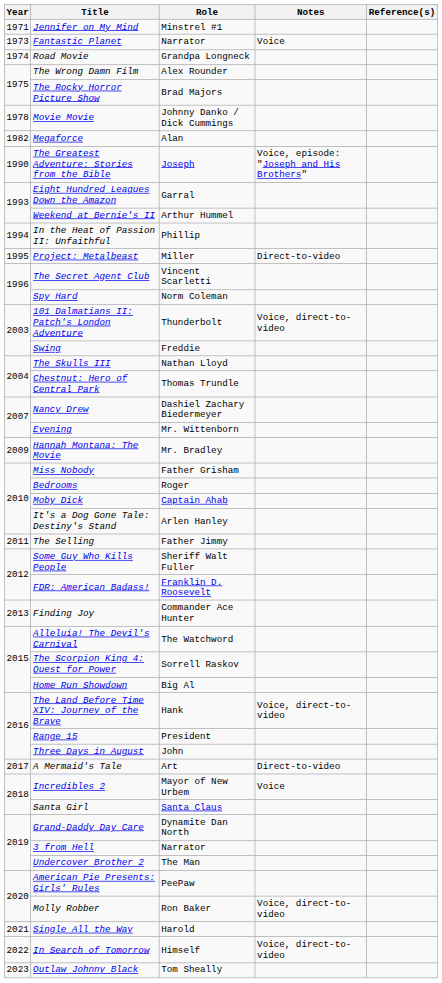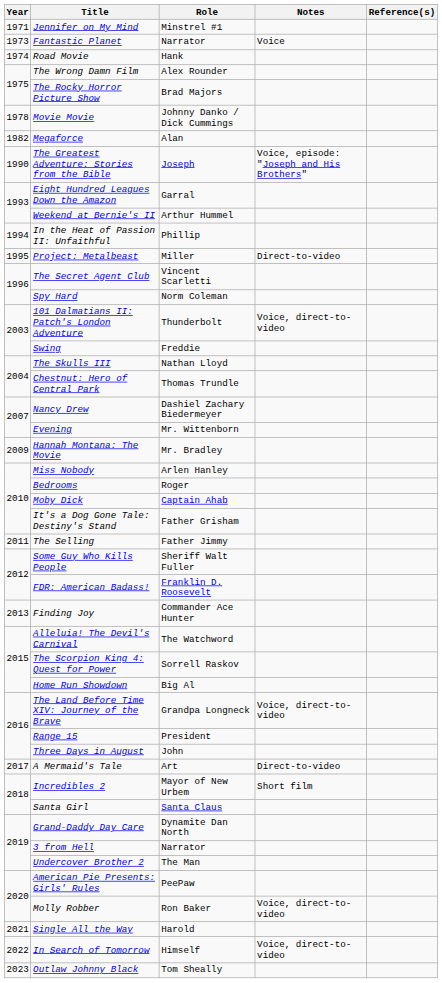(206, 57) Grandpa Longneck -> (172, 57) Hank
(200, 471) Father Grisham -> (194, 471) Arlen Hanley
(194, 521) Arlen Hanley -> (200, 521) Father Grisham
(172, 711) Hank -> (206, 711) Grandpa Longneck
(271, 787) Voice -> (285, 787) Short film
